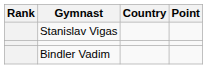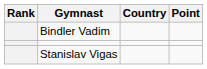rows swapped: (75, 54) <-> (79, 31)
